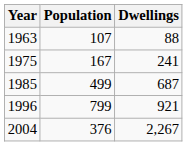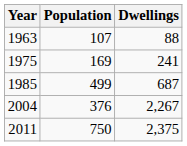(101, 61) 167 -> (101, 61) 169
- row: (22, 106)
+ row: (23, 129)
